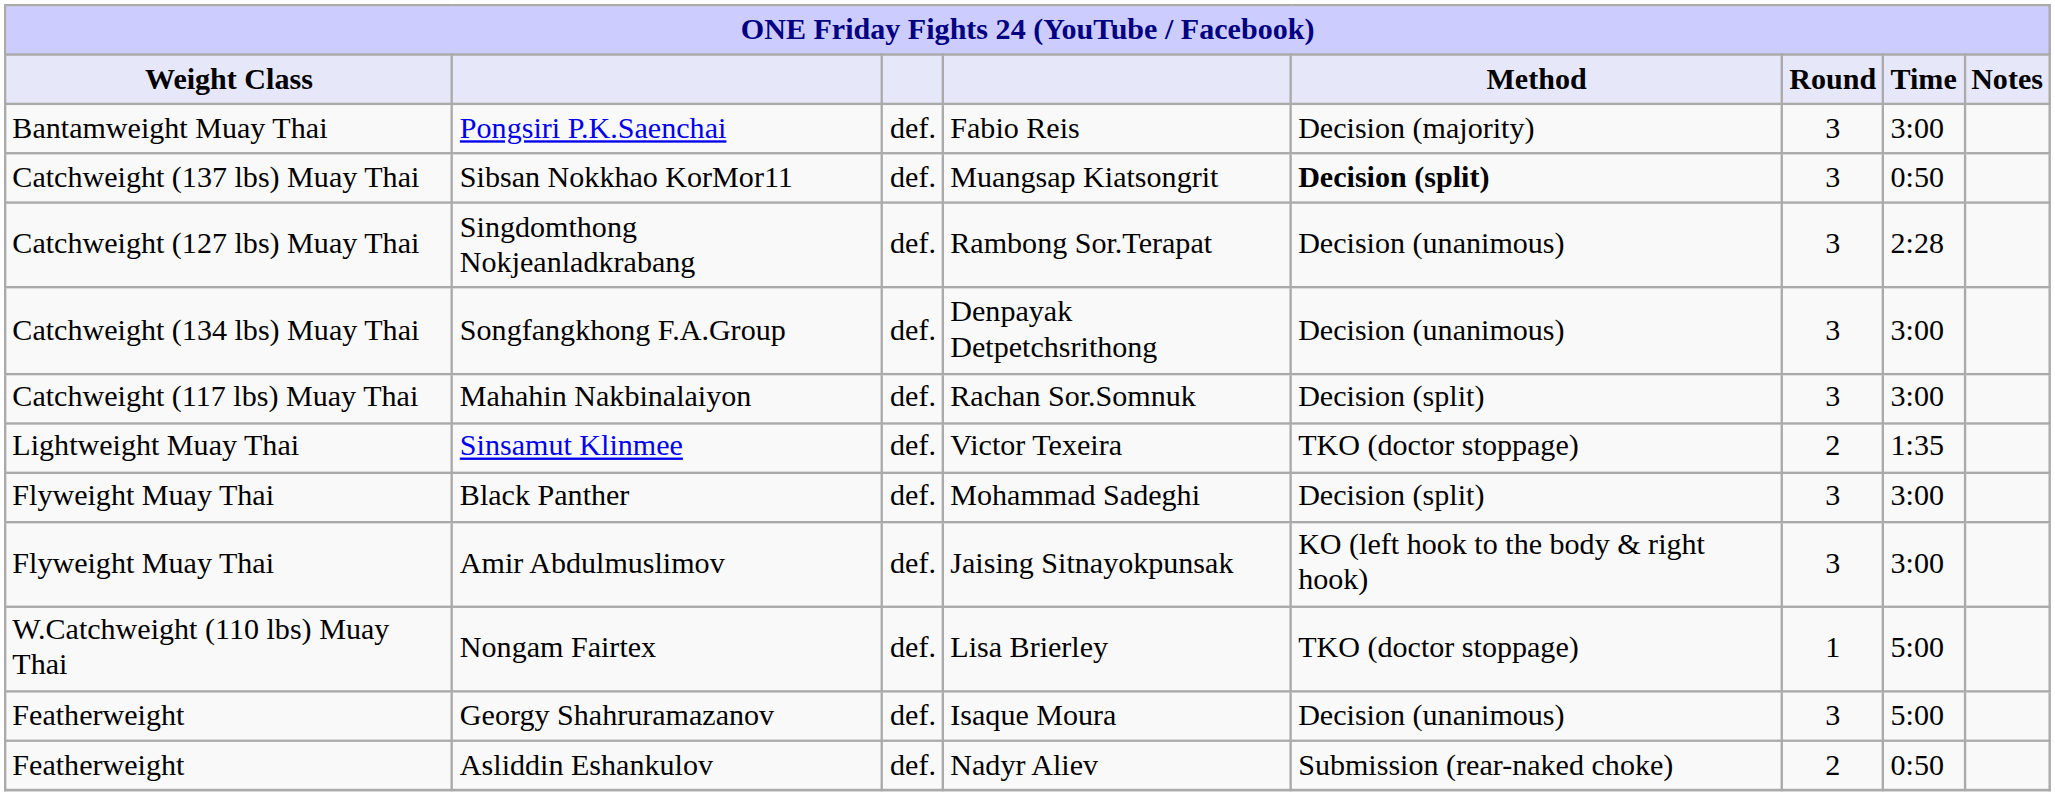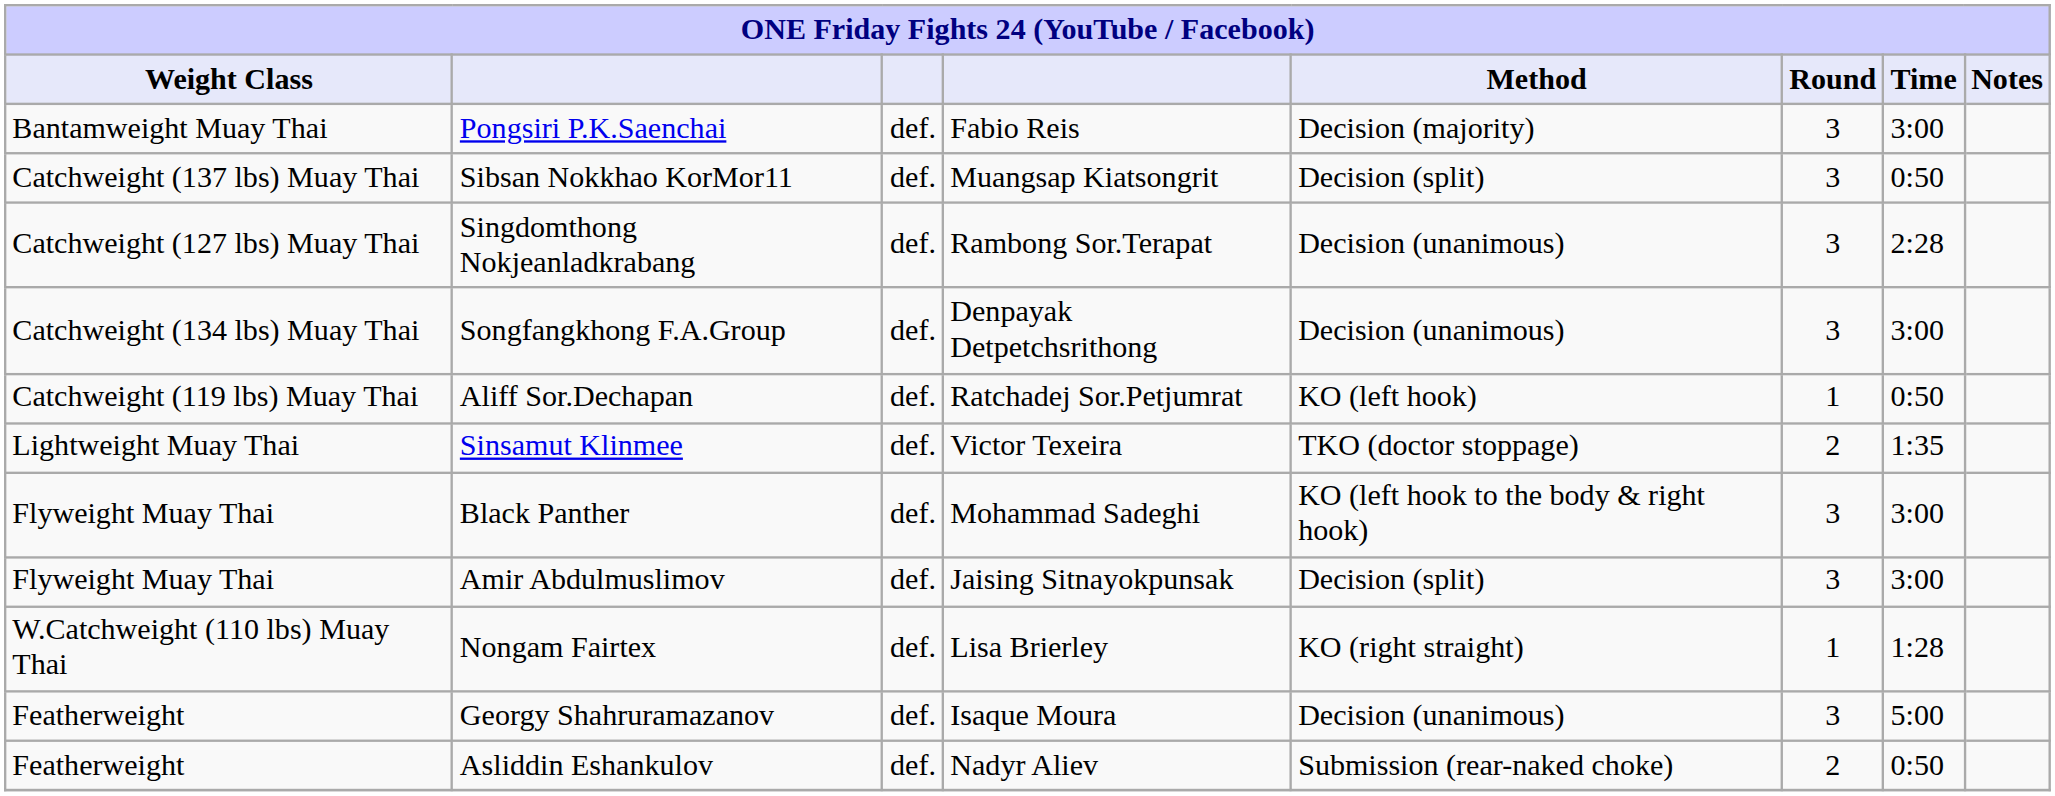(1394, 177) bold -> (1391, 177) normal
- row: (606, 397)
+ row: (577, 397)
(1391, 496) Decision (split) -> (1502, 513) KO (left hook to the body & right hook)
(1502, 563) KO (left hook to the body & right hook) -> (1391, 580) Decision (split)
(1438, 648) TKO (doctor stoppage) -> (1411, 648) KO (right straight)
(1917, 648) 5:00 -> (1917, 648) 1:28
